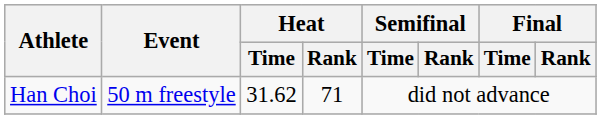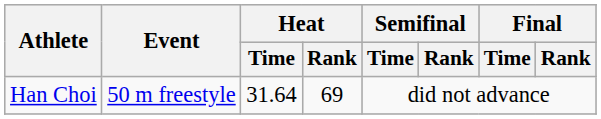(271, 95) 31.62 -> (271, 95) 31.64
(332, 95) 71 -> (332, 95) 69
